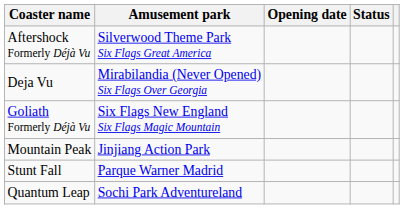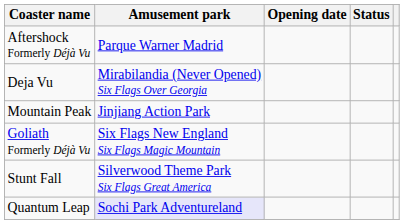(164, 44) Silverwood Theme Park Six Flags Great America -> (160, 44) Parque Warner Madrid
rows swapped: (49, 149) <-> (49, 119)
(160, 170) Parque Warner Madrid -> (164, 178) Silverwood Theme Park Six Flags Great America
(170, 192) no background -> (170, 208) lavender background
